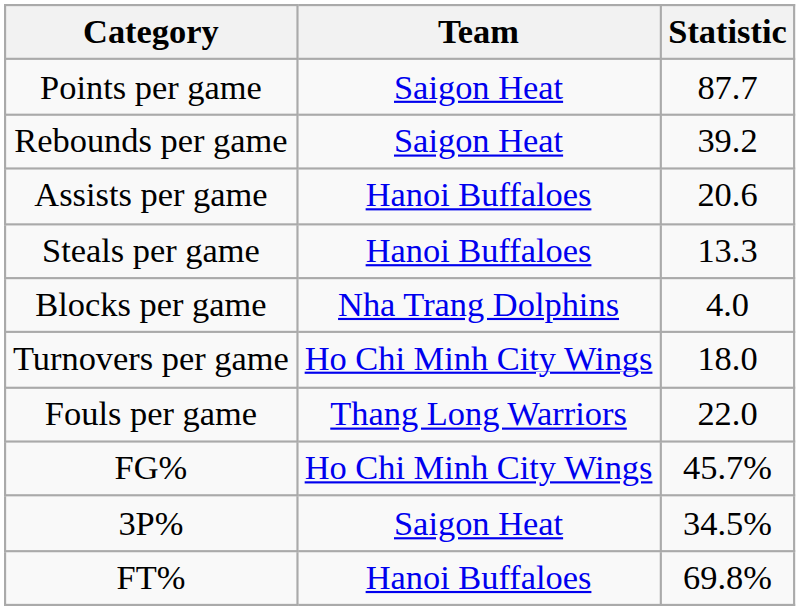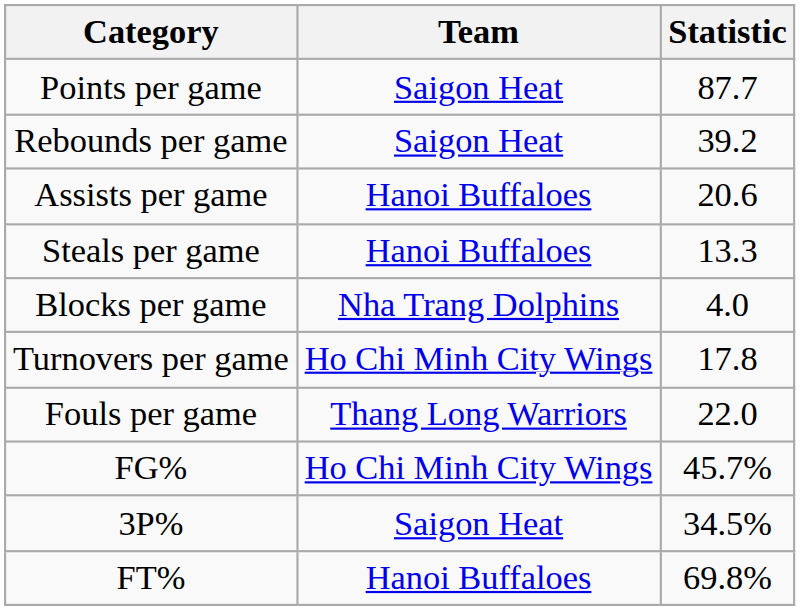(728, 359) 18.0 -> (728, 359) 17.8
